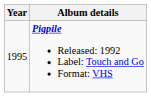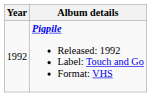(17, 56) 1995 -> (17, 56) 1992
